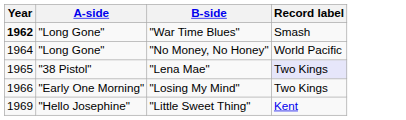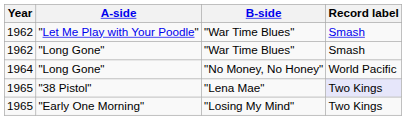+ row: (119, 32)
(20, 32) bold -> (20, 50) normal
(20, 87) 1966 -> (20, 106) 1965
- row: (84, 106)
